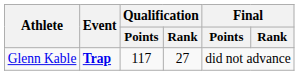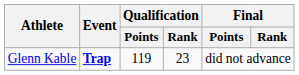(141, 59) 117 -> (141, 59) 119
(183, 59) 27 -> (183, 59) 23
